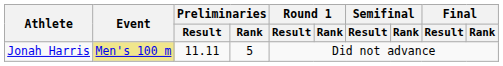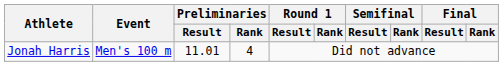(133, 51) khaki background -> (133, 51) no background
(202, 51) 11.11 -> (202, 51) 11.01
(250, 51) 5 -> (250, 51) 4
